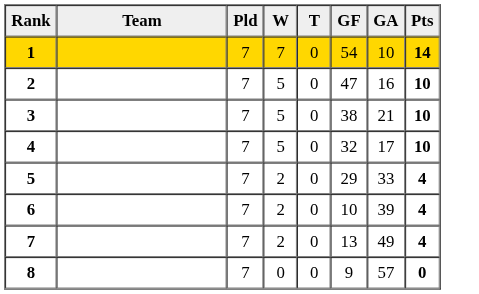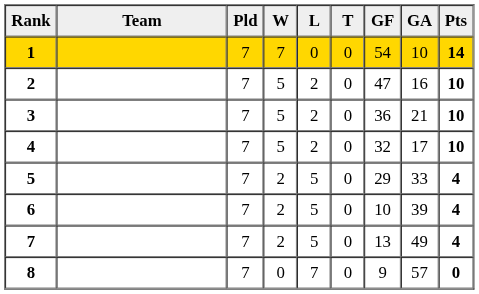+ column: (314, 20)
(349, 115) 38 -> (383, 115) 36
